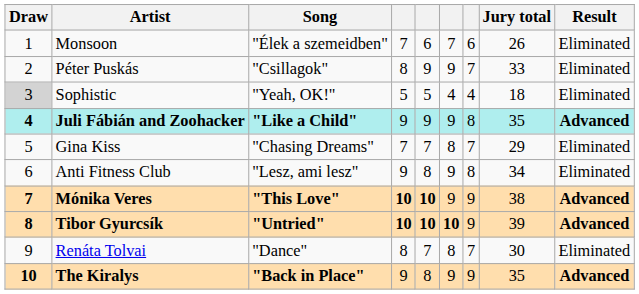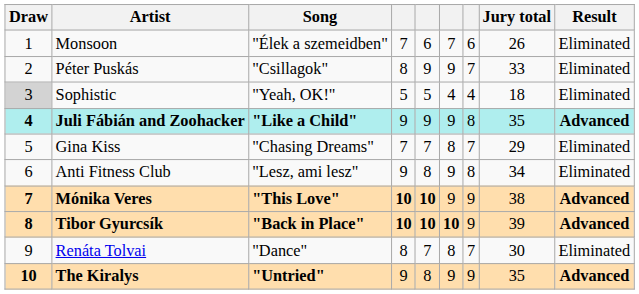(288, 224) "Untried" -> (308, 224) "Back in Place"
(308, 276) "Back in Place" -> (288, 276) "Untried"
